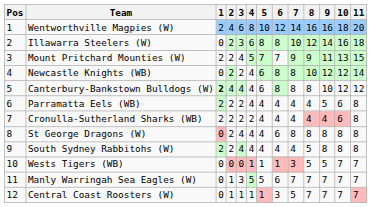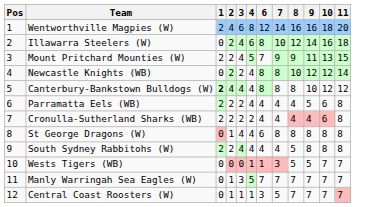- column: (264, 12)
(241, 42) 3 -> (241, 42) 4
(231, 134) 2 -> (231, 134) 1
(277, 180) 6 -> (262, 180) 7
